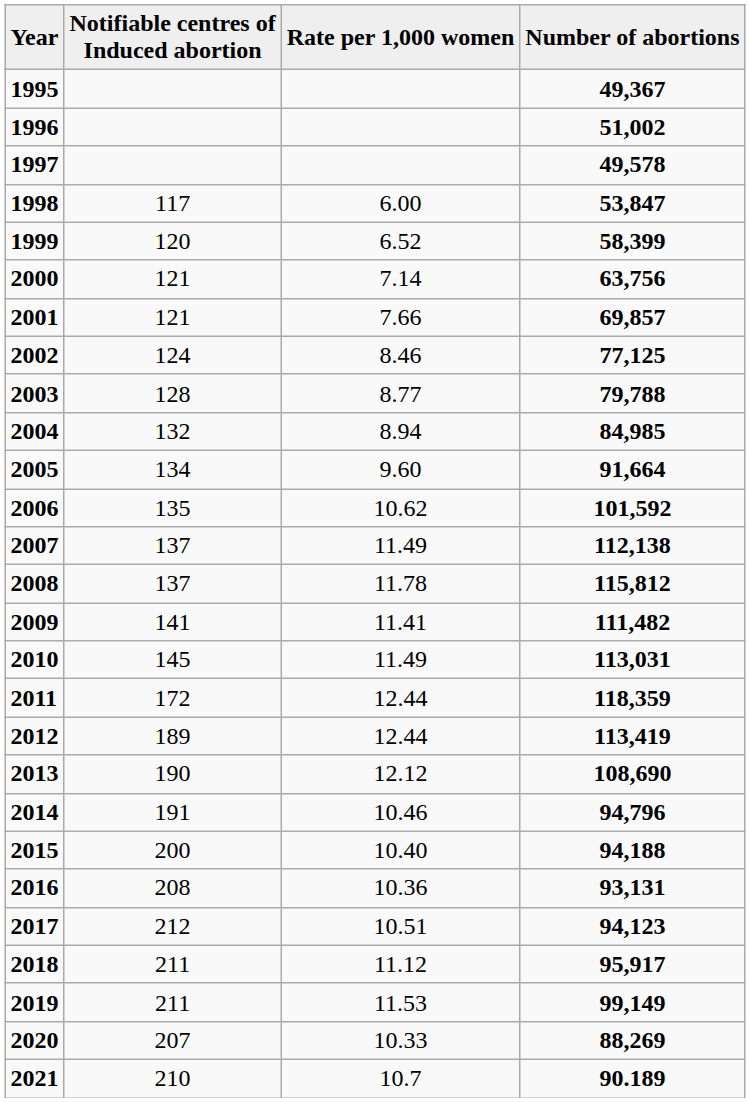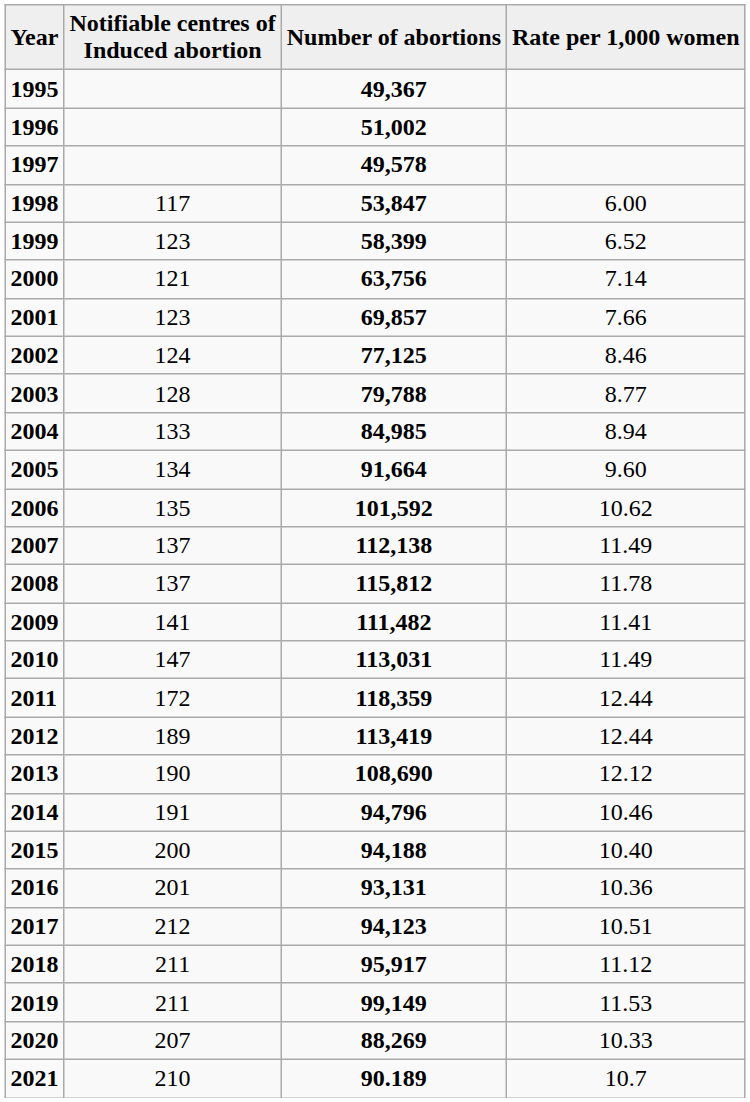columns swapped: (632, 37) <-> (400, 37)
(173, 240) 120 -> (173, 240) 123
(173, 316) 121 -> (173, 316) 123
(173, 431) 132 -> (173, 431) 133
(173, 659) 145 -> (173, 659) 147
(173, 887) 208 -> (173, 887) 201
